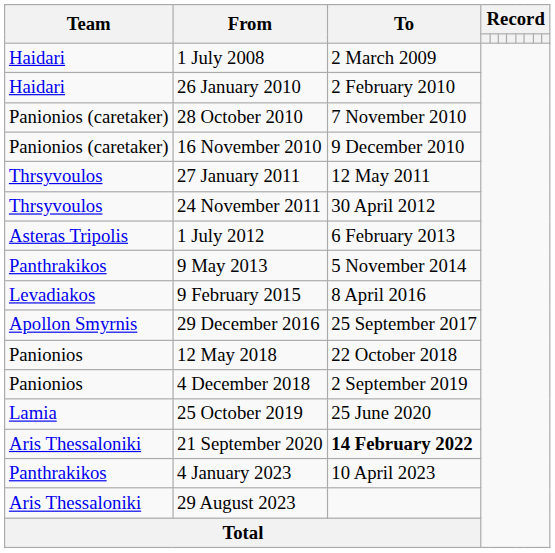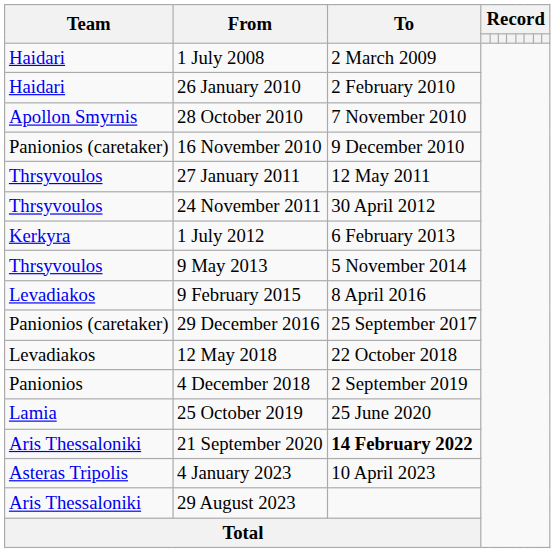(89, 117) Panionios (caretaker) -> (73, 117) Apollon Smyrnis
(68, 235) Asteras Tripolis -> (40, 235) Kerkyra
(58, 265) Panthrakikos -> (56, 265) Thrsyvoulos
(73, 324) Apollon Smyrnis -> (89, 324) Panionios (caretaker)
(46, 354) Panionios -> (52, 354) Levadiakos
(58, 473) Panthrakikos -> (68, 473) Asteras Tripolis
